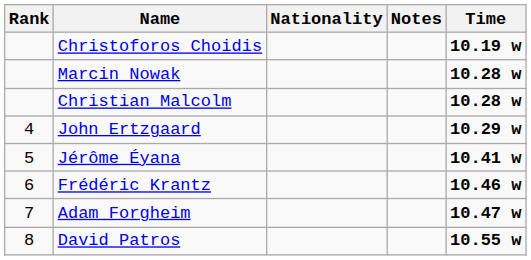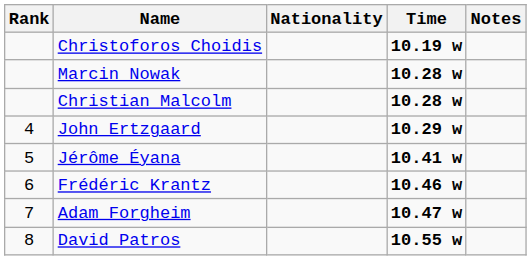columns swapped: (486, 19) <-> (416, 19)
